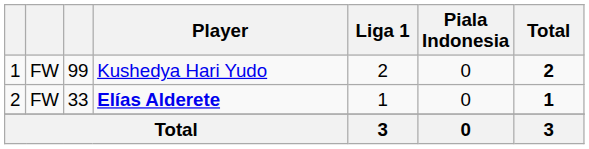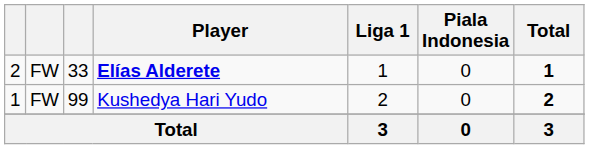rows swapped: (182, 70) <-> (159, 100)
